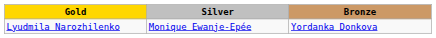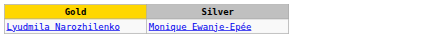- column: (360, 12)
